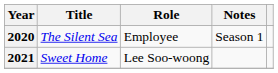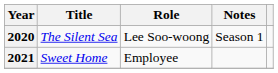(151, 36) Employee -> (166, 36) Lee Soo-woong
(166, 57) Lee Soo-woong -> (151, 57) Employee
